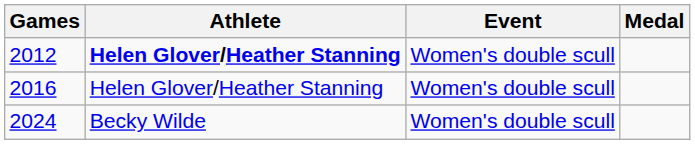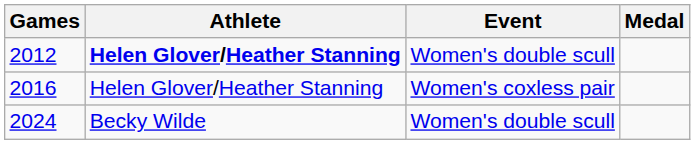(513, 88) Women's double scull -> (513, 88) Women's coxless pair
